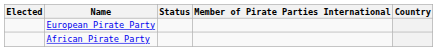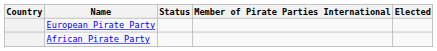columns swapped: (413, 11) <-> (24, 11)
